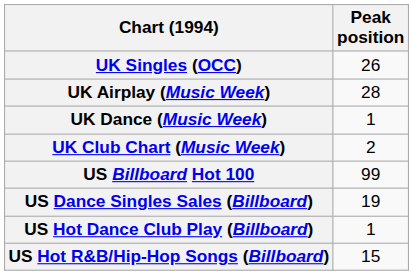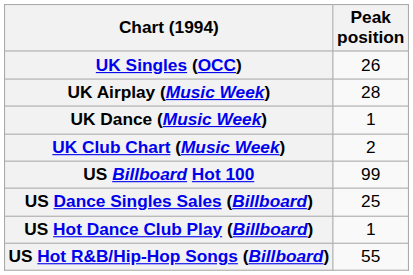(371, 202) 19 -> (371, 202) 25
(371, 256) 15 -> (371, 256) 55
